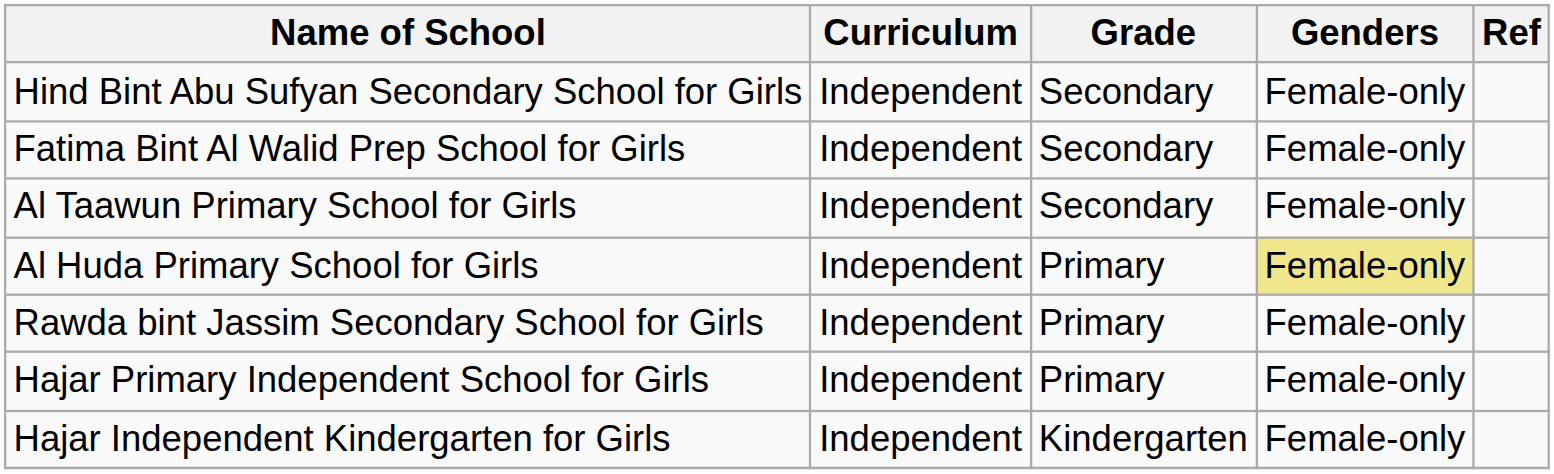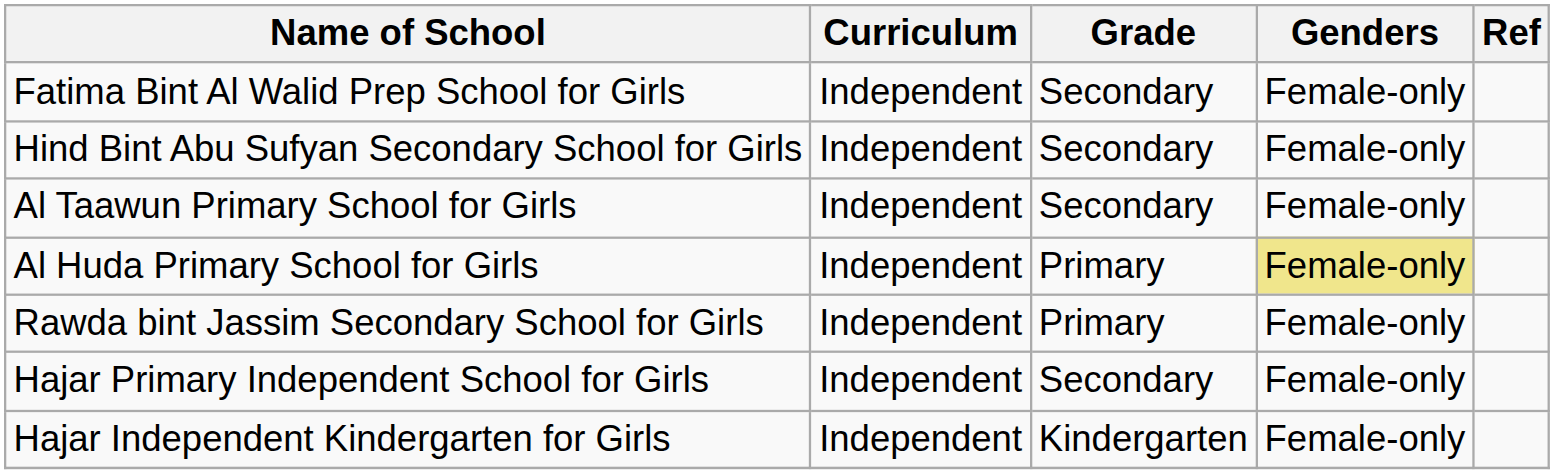rows swapped: (408, 91) <-> (349, 149)
(1102, 380) Primary -> (1126, 380) Secondary
